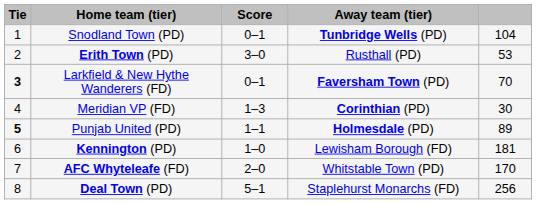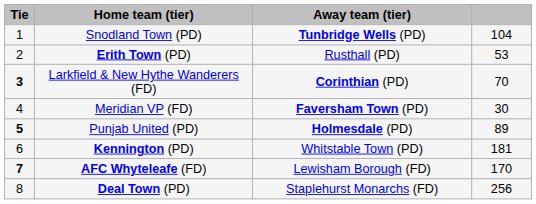- column: (255, 15)
(383, 82) Faversham Town (PD) -> (362, 82) Corinthian (PD)
(383, 109) Corinthian (PD) -> (362, 109) Faversham Town (PD)
(383, 149) Lewisham Borough (FD) -> (362, 149) Whitstable Town (PD)
(18, 169) normal -> (19, 169) bold
(383, 169) Whitstable Town (PD) -> (362, 169) Lewisham Borough (FD)
